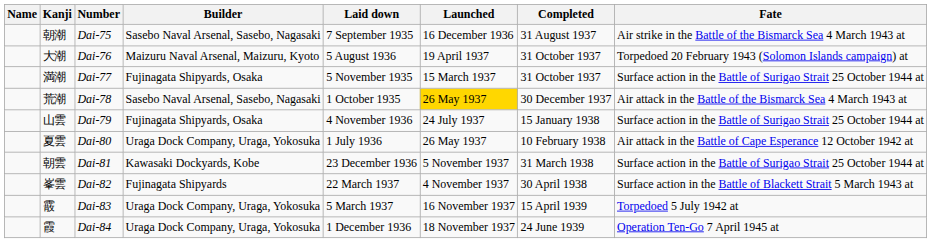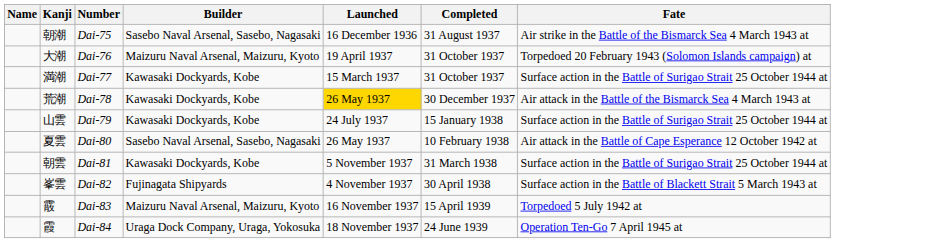- column: (372, 14)
(194, 78) Fujinagata Shipyards, Osaka -> (192, 78) Kawasaki Dockyards, Kobe
(223, 99) Sasebo Naval Arsenal, Sasebo, Nagasaki -> (192, 99) Kawasaki Dockyards, Kobe
(194, 120) Fujinagata Shipyards, Osaka -> (192, 120) Kawasaki Dockyards, Kobe
(223, 142) Uraga Dock Company, Uraga, Yokosuka -> (223, 142) Sasebo Naval Arsenal, Sasebo, Nagasaki
(223, 206) Uraga Dock Company, Uraga, Yokosuka -> (222, 206) Maizuru Naval Arsenal, Maizuru, Kyoto
